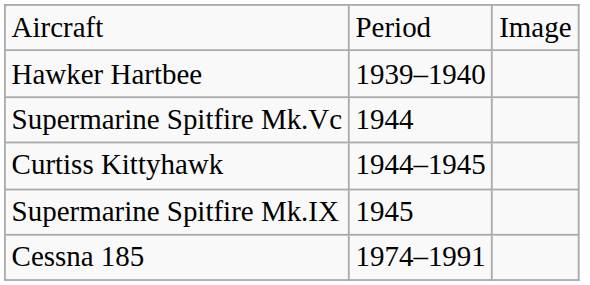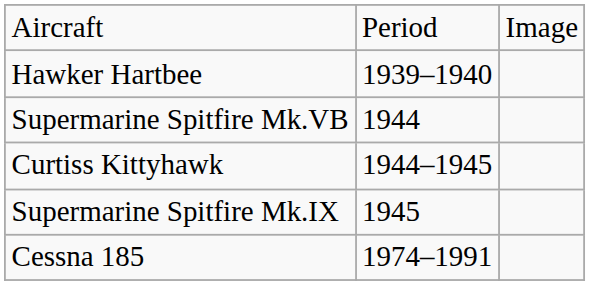+ row: (180, 119)
- row: (177, 119)
